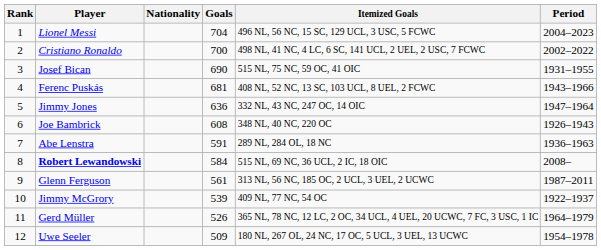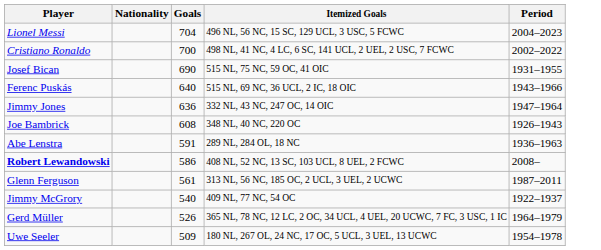- column: (20, 14)
(219, 88) 681 -> (188, 88) 640
(337, 88) 408 NL, 52 NC, 13 SC, 103 UCL, 8 UEL, 2 FCWC -> (281, 88) 515 NL, 69 NC, 36 UCL, 2 IC, 18 OIC
(219, 162) 584 -> (188, 162) 586
(313, 162) 515 NL, 69 NC, 36 UCL, 2 IC, 18 OIC -> (305, 162) 408 NL, 52 NC, 13 SC, 103 UCL, 8 UEL, 2 FCWC
(219, 199) 539 -> (188, 199) 540
